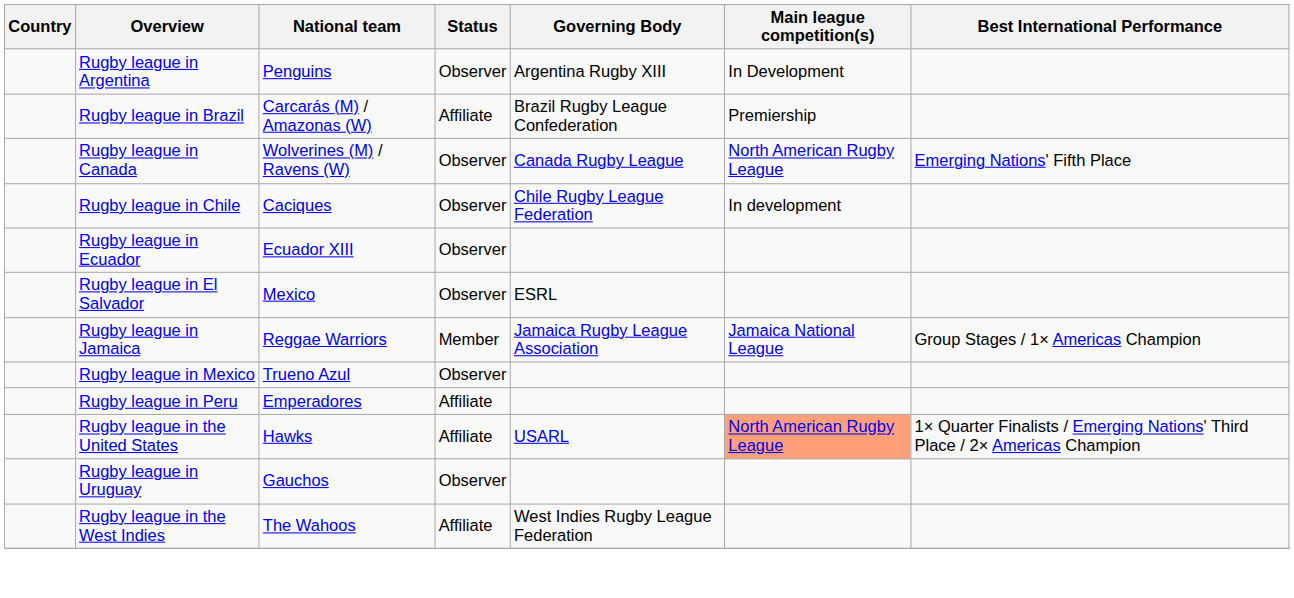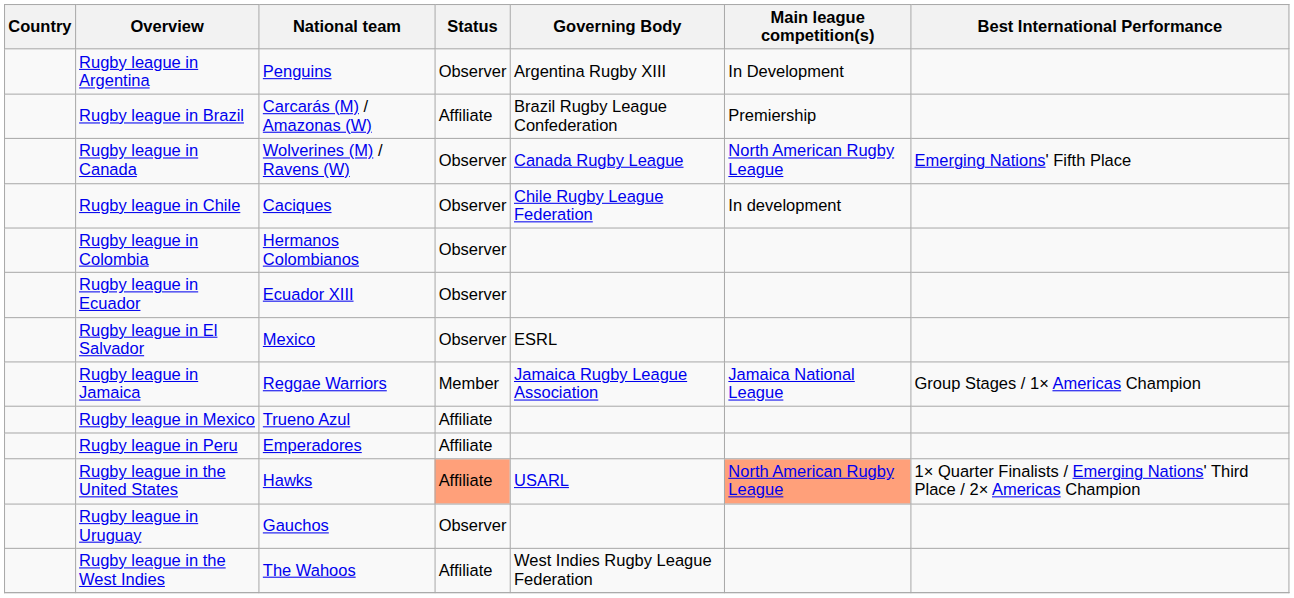+ row: (139, 250)
(473, 374) Observer -> (466, 419) Affiliate
(466, 436) no background -> (466, 481) lightsalmon background
